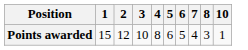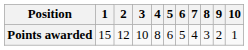+ column: (219, 14)
